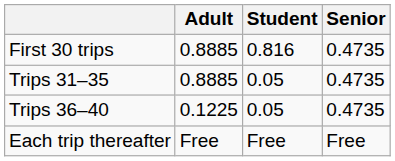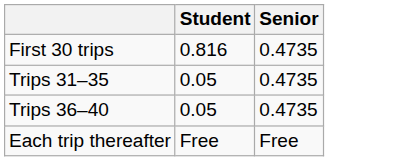- column: (209, 19)
